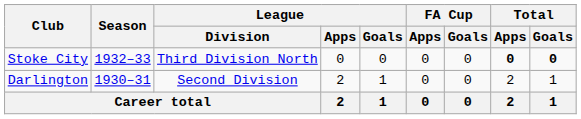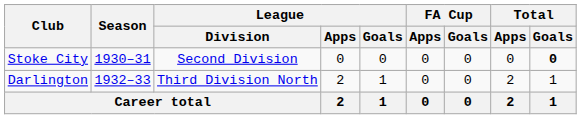(123, 59) 1932–33 -> (123, 59) 1930–31
(237, 59) Third Division North -> (237, 59) Second Division
(510, 59) bold -> (510, 59) normal
(123, 81) 1930–31 -> (123, 81) 1932–33
(237, 81) Second Division -> (237, 81) Third Division North
